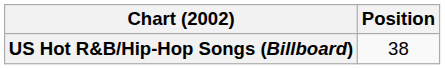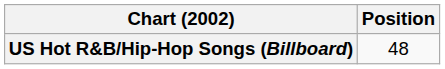(398, 48) 38 -> (398, 48) 48
